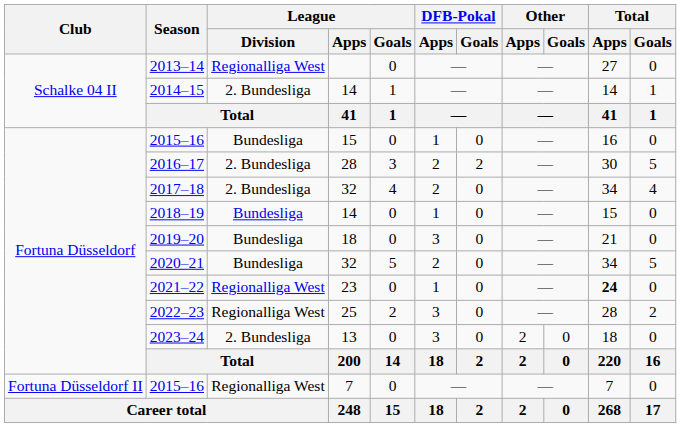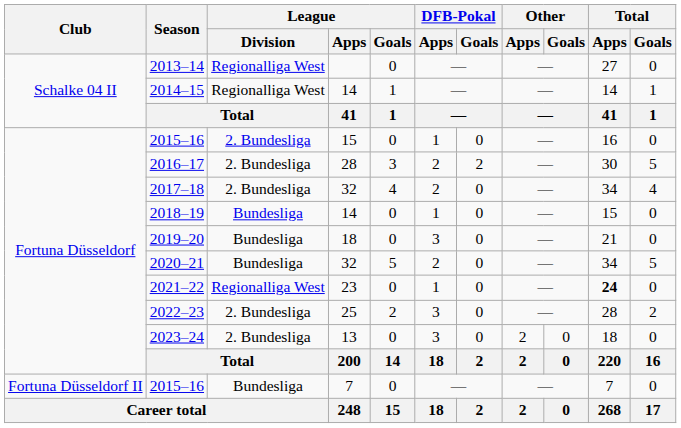(268, 90) 2. Bundesliga -> (268, 90) Regionalliga West
(268, 139) Bundesliga -> (268, 139) 2. Bundesliga
(268, 312) Regionalliga West -> (268, 312) 2. Bundesliga
(268, 386) Regionalliga West -> (268, 386) Bundesliga
